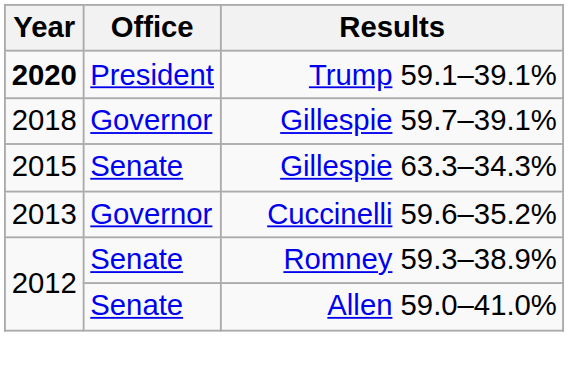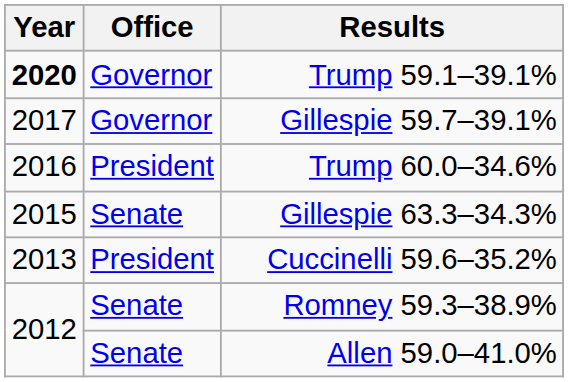(152, 74) President -> (151, 74) Governor
(44, 120) 2018 -> (44, 120) 2017
+ row: (433, 167)
(151, 213) Governor -> (152, 259) President
